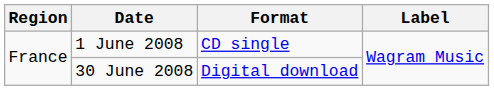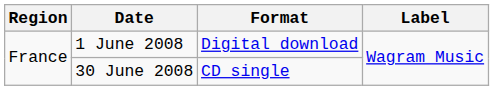(245, 45) CD single -> (280, 45) Digital download
(280, 71) Digital download -> (245, 71) CD single
